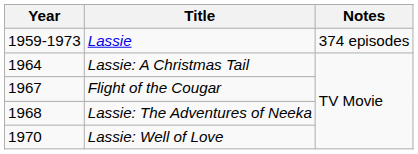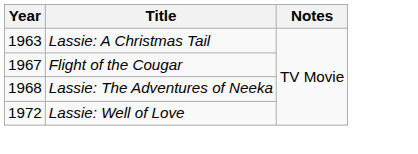- row: (110, 40)
(25, 64) 1964 -> (25, 40) 1963
(25, 137) 1970 -> (25, 112) 1972
